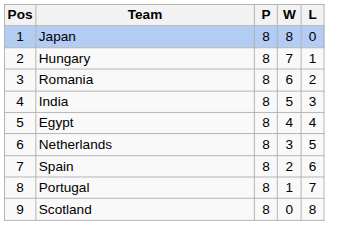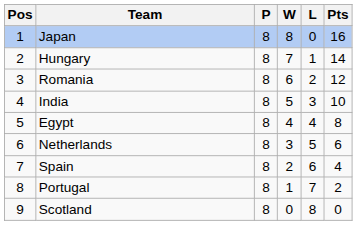+ column: (338, 15)
